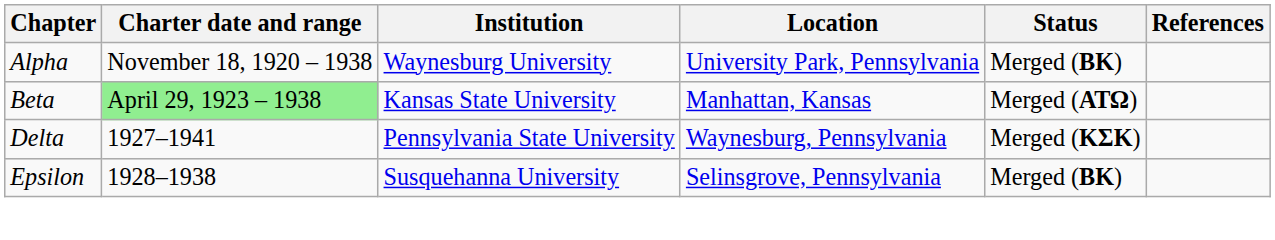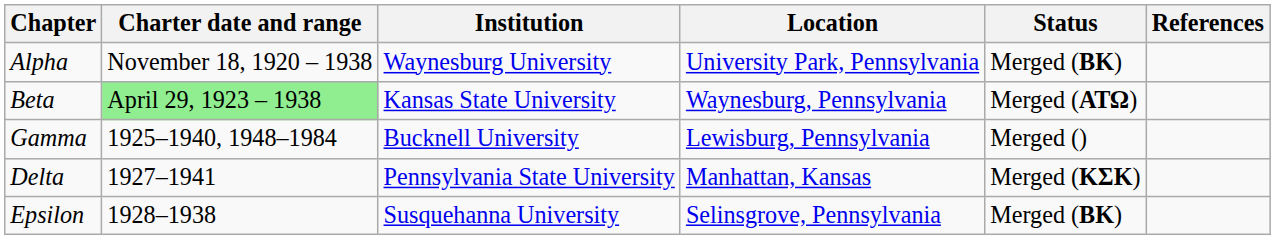(779, 100) Manhattan, Kansas -> (816, 100) Waynesburg, Pennsylvania
+ row: (49, 138)
(816, 138) Waynesburg, Pennsylvania -> (779, 176) Manhattan, Kansas
